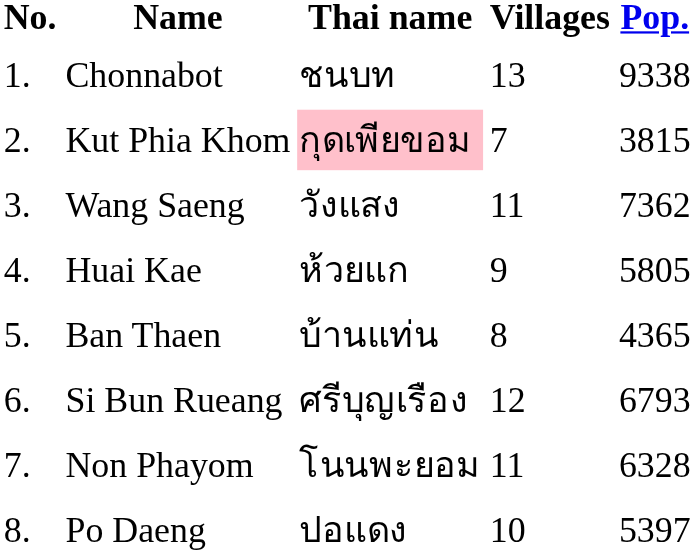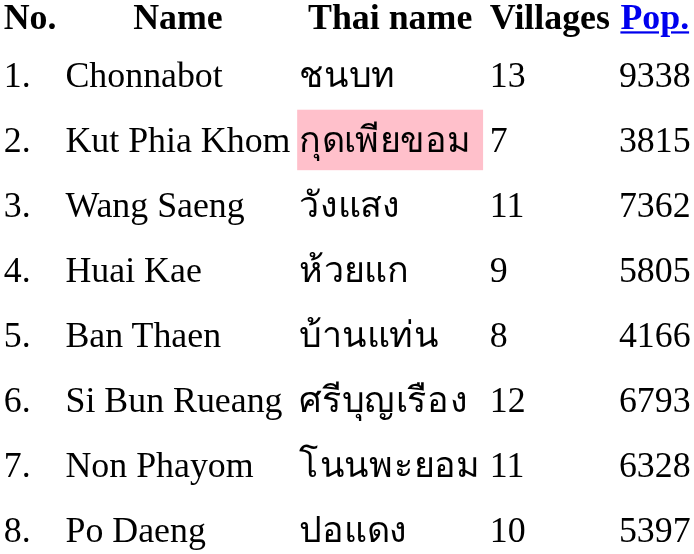(655, 334) 4365 -> (655, 334) 4166
